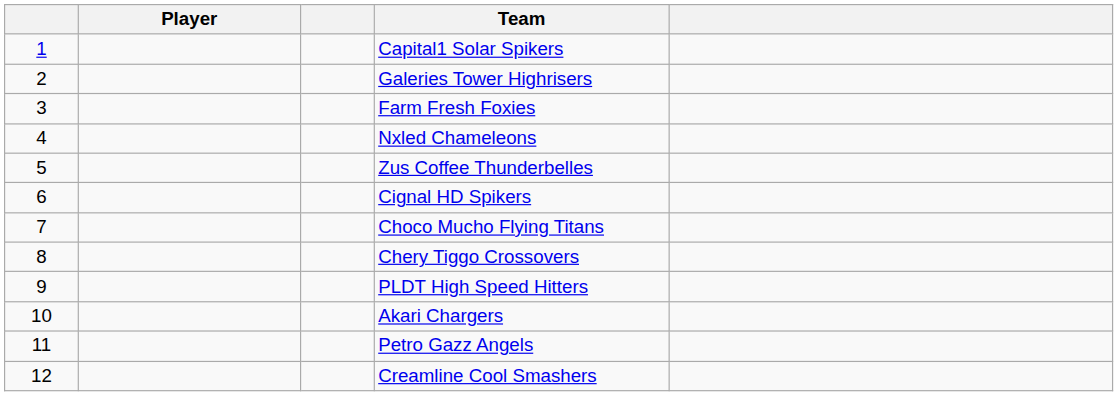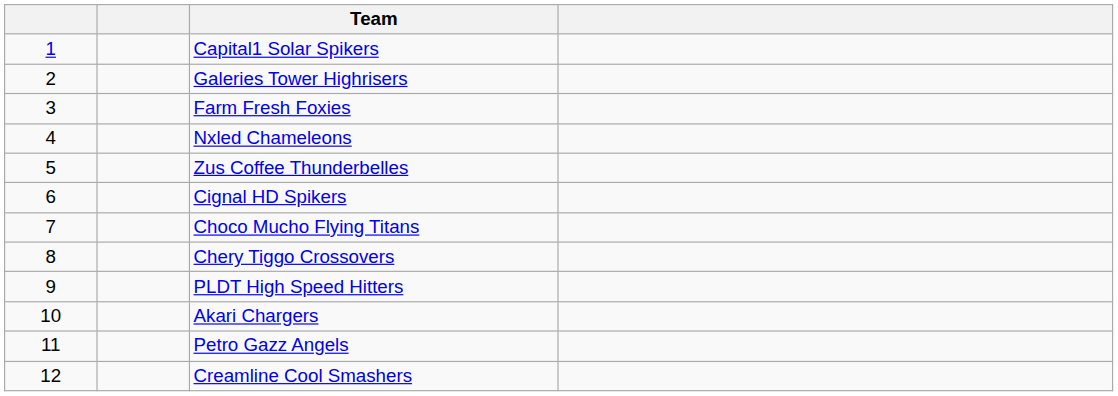- column: (189, 19)
